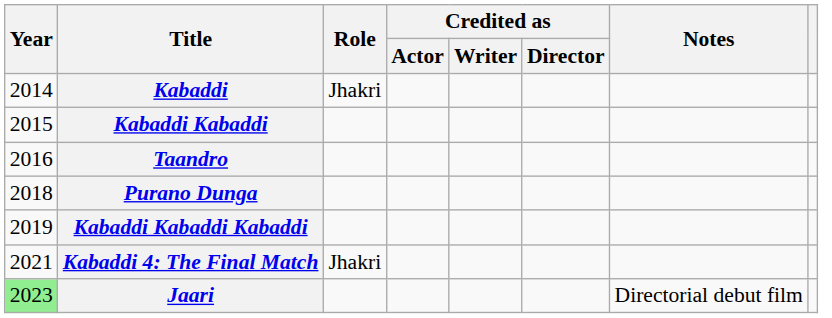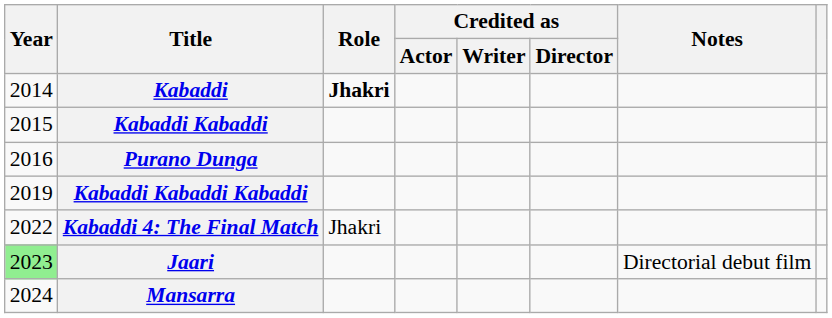(355, 90) normal -> (359, 90) bold
- row: (191, 158)
(31, 192) 2018 -> (31, 158) 2016
(31, 261) 2021 -> (31, 227) 2022
+ row: (191, 295)
